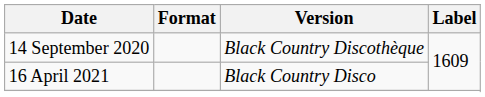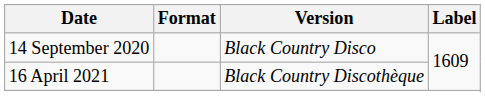(324, 47) Black Country Discothèque -> (300, 47) Black Country Disco
(300, 76) Black Country Disco -> (324, 76) Black Country Discothèque
